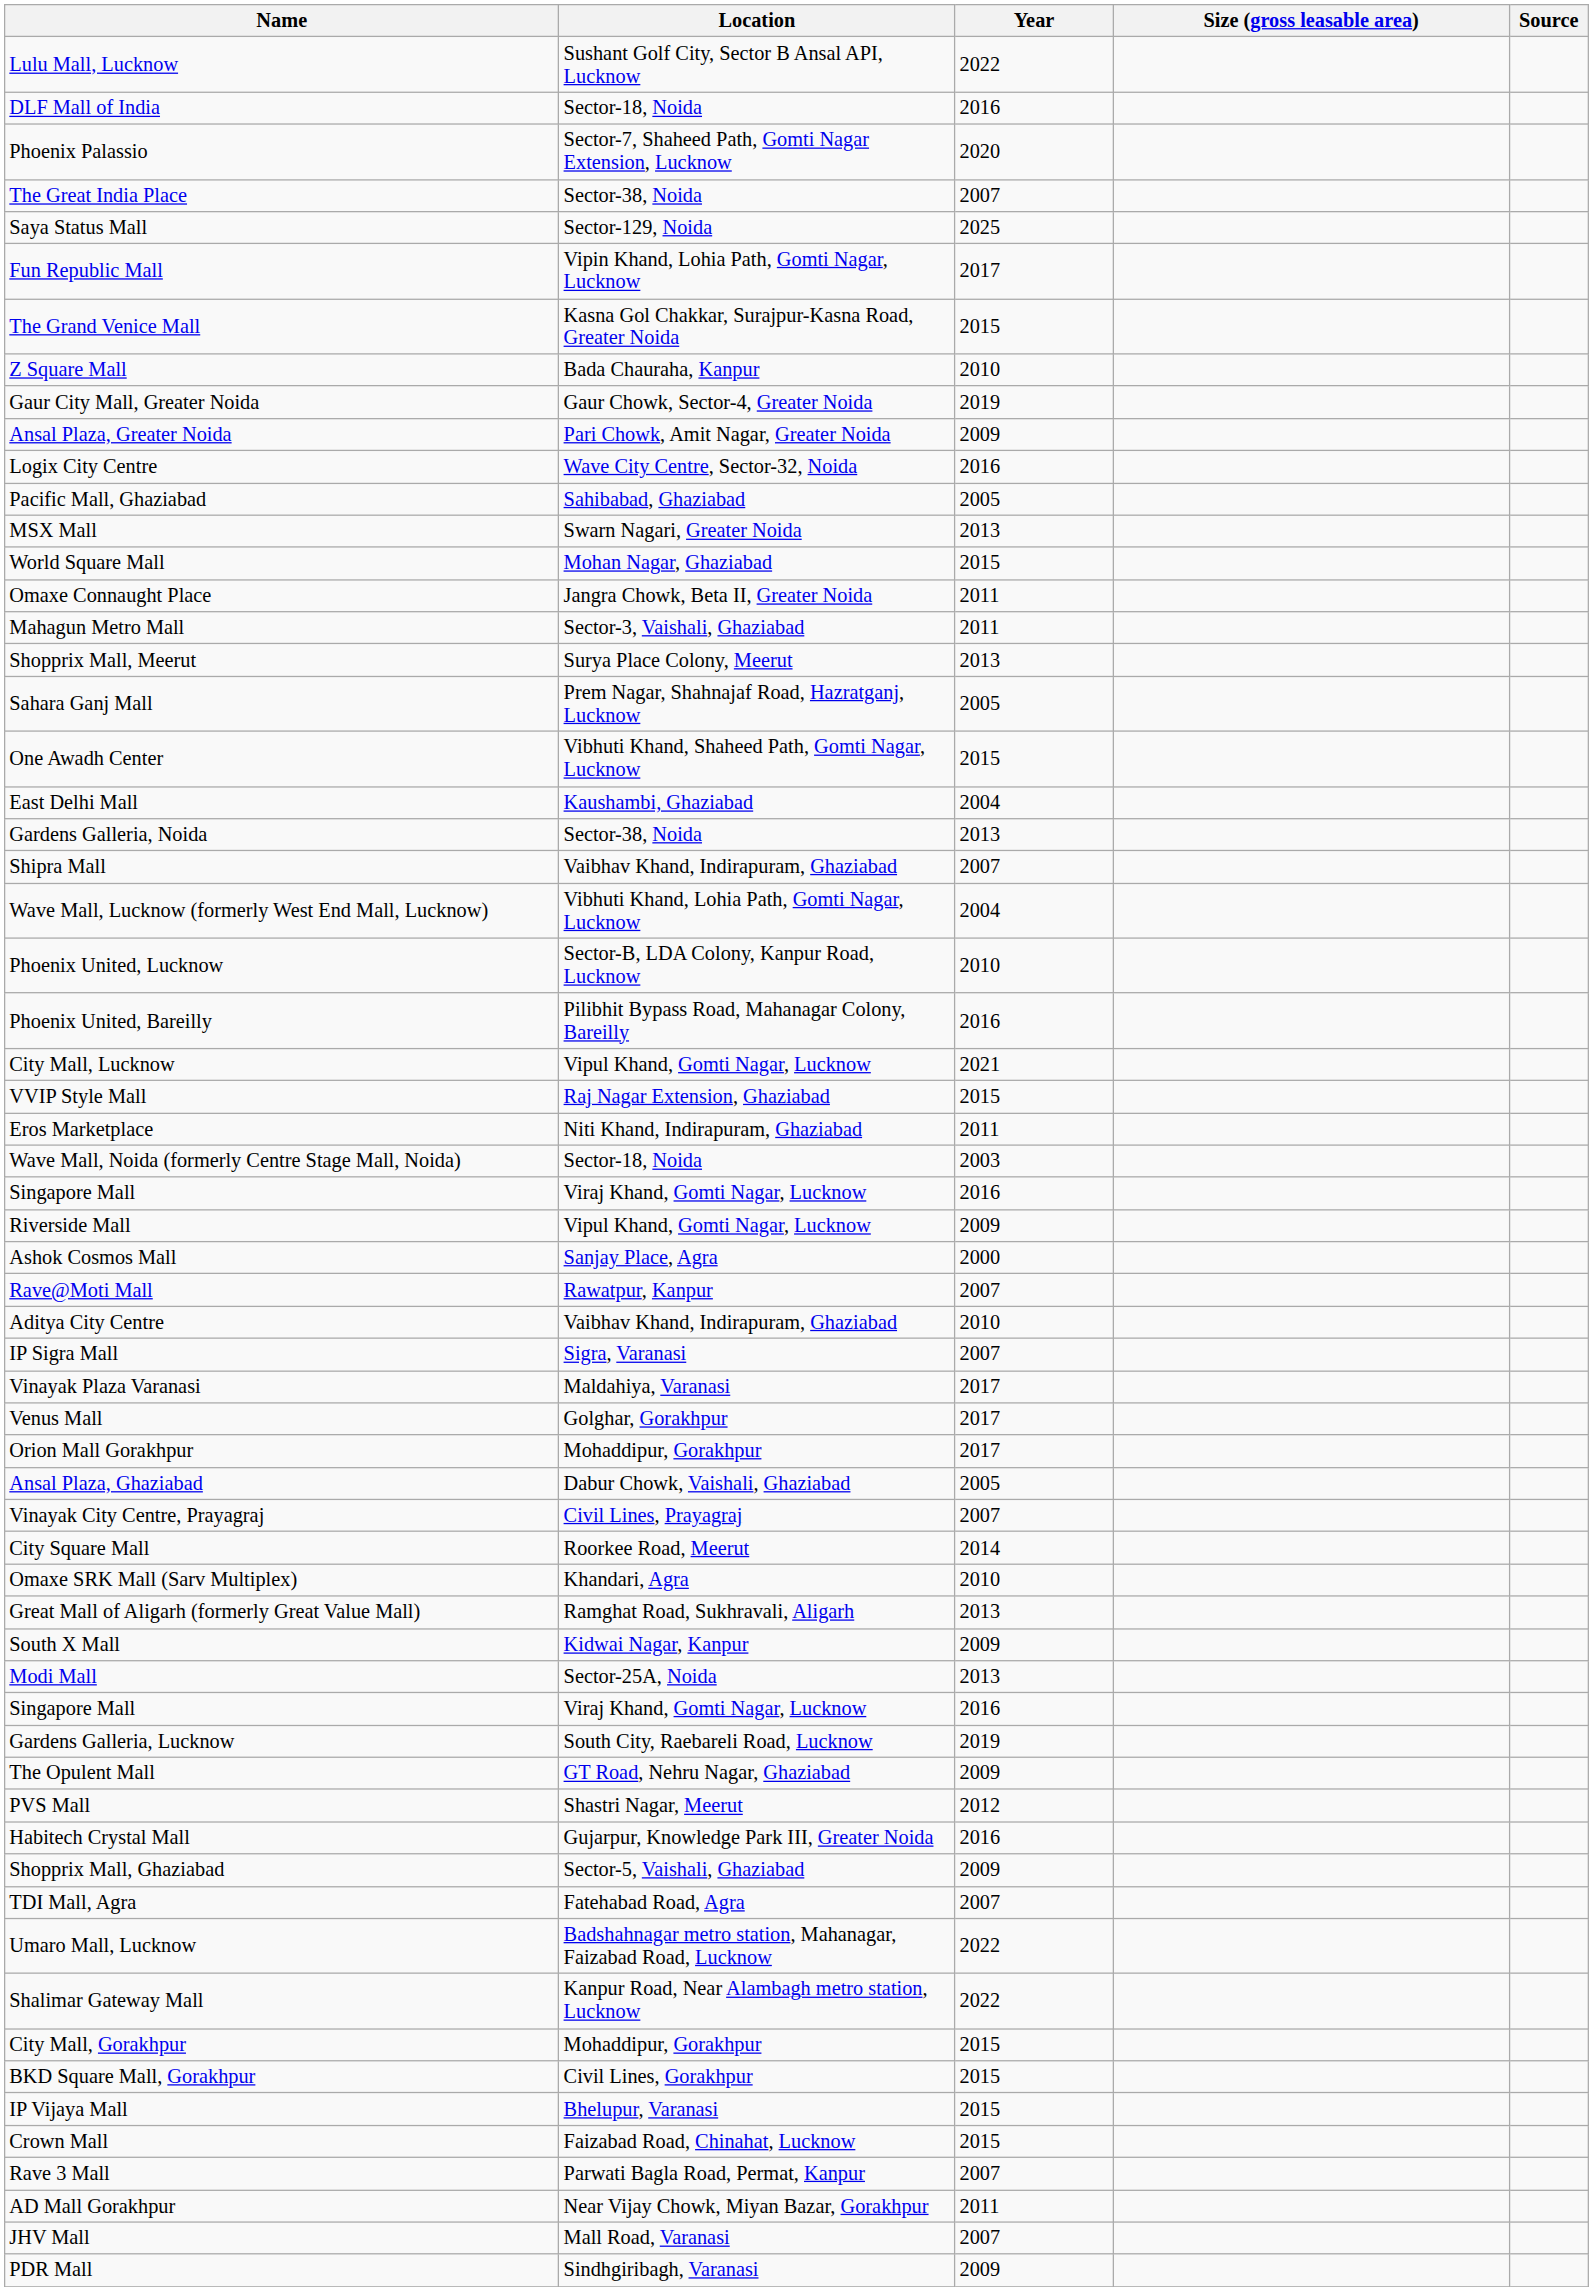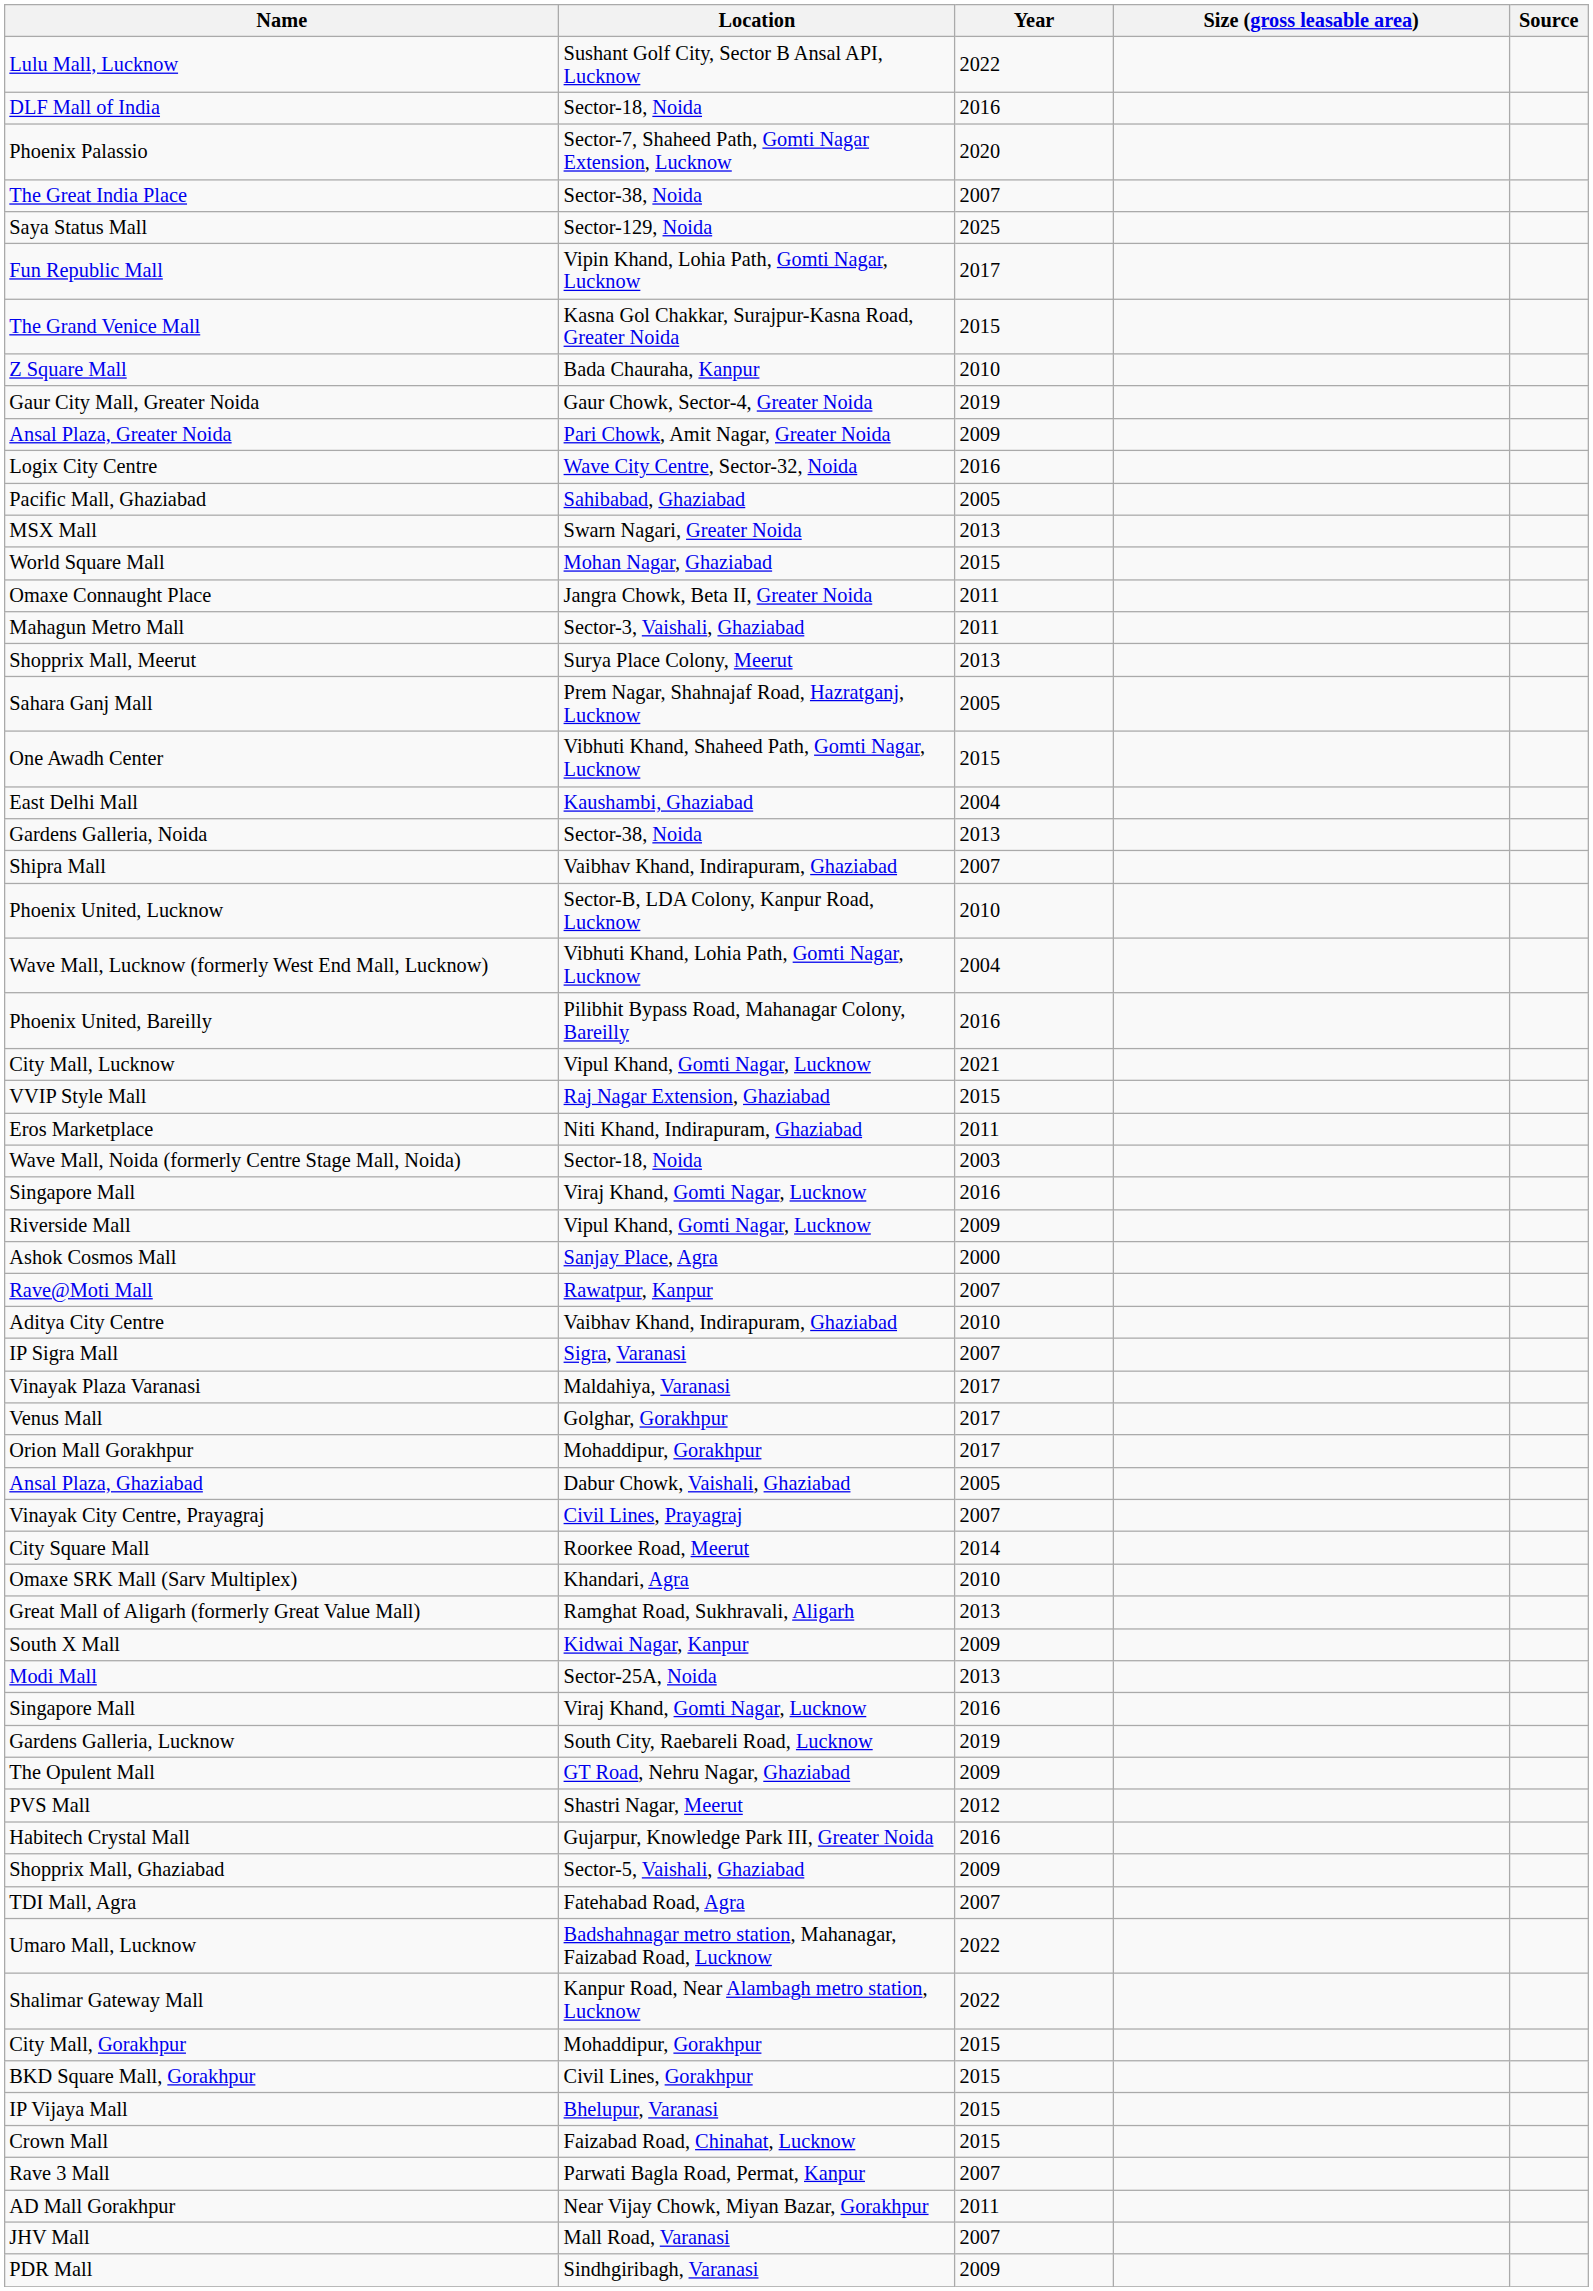rows swapped: (116, 965) <-> (249, 910)
